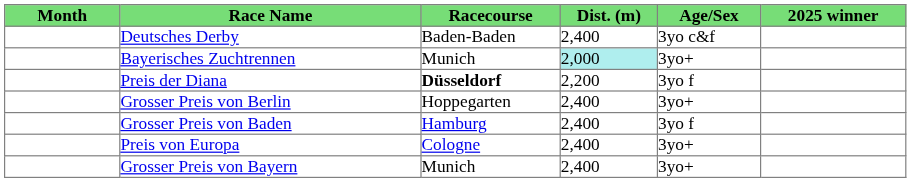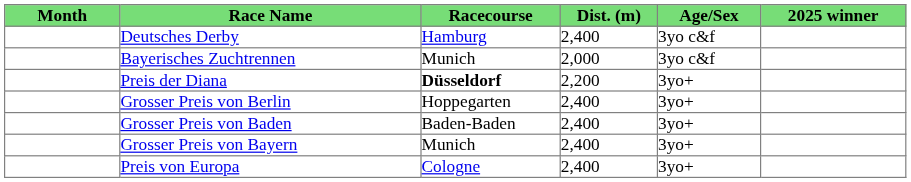(469, 36) Baden-Baden -> (454, 36) Hamburg
(580, 58) paleturquoise background -> (580, 58) no background
(676, 58) 3yo+ -> (687, 58) 3yo c&f
(676, 80) 3yo f -> (676, 80) 3yo+
(454, 123) Hamburg -> (469, 123) Baden-Baden
(676, 123) 3yo f -> (676, 123) 3yo+
rows swapped: (180, 144) <-> (209, 166)
